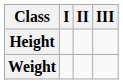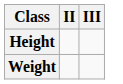- column: (66, 16)
